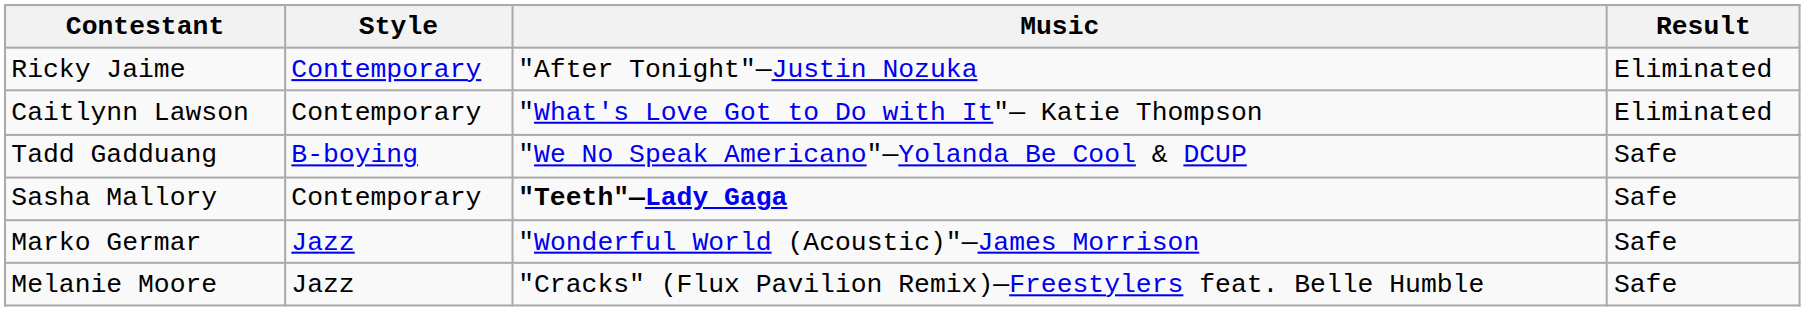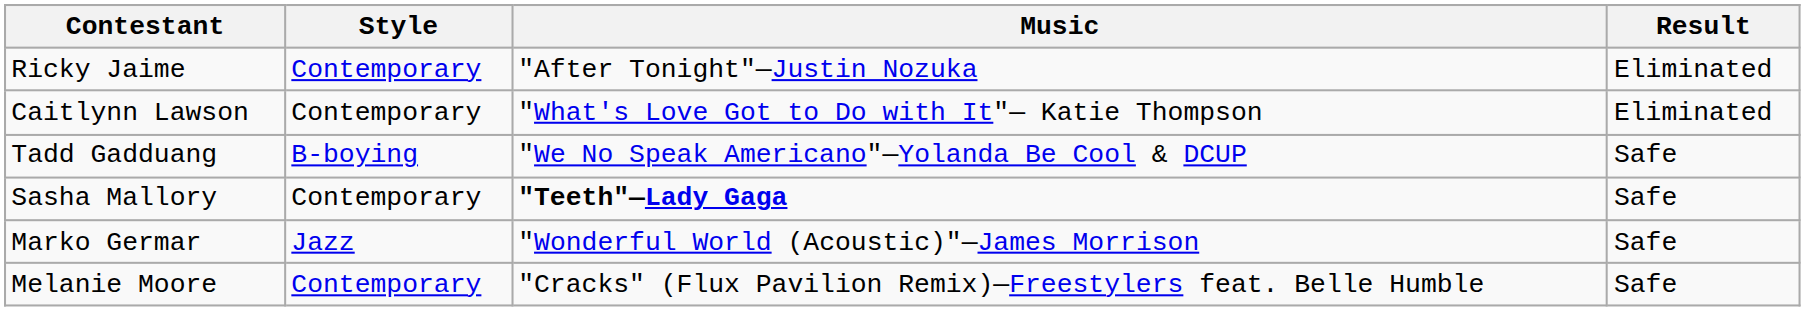(323, 285) Jazz -> (386, 285) Contemporary
